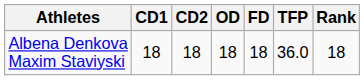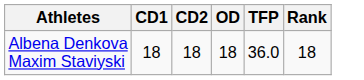- column: (259, 18)
